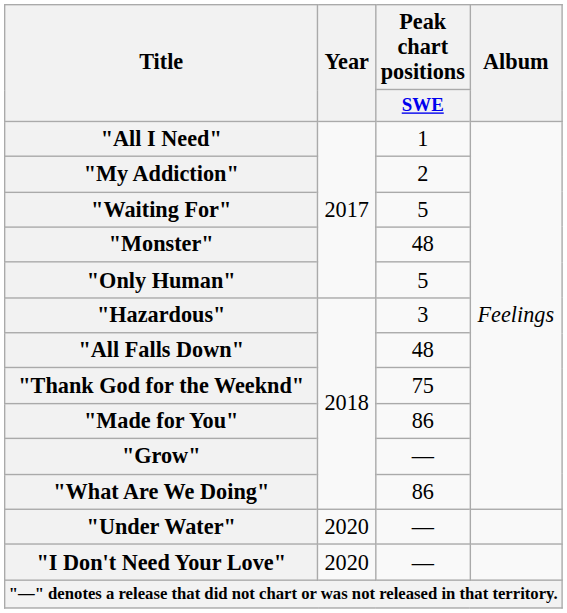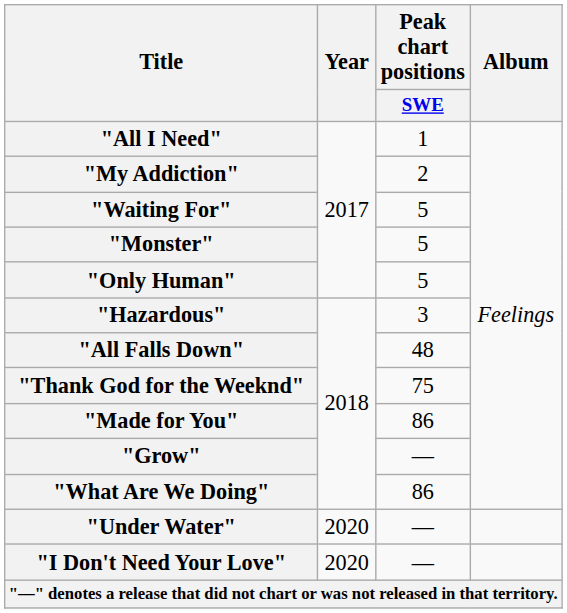(423, 244) 48 -> (423, 244) 5
